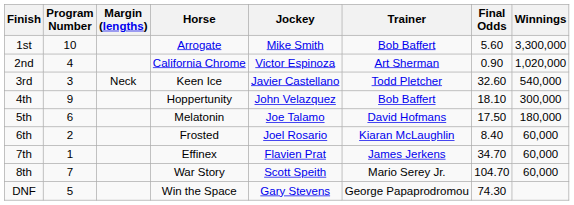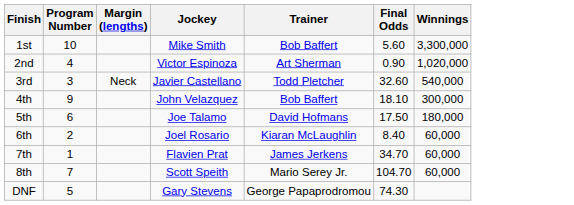- column: (199, 20)
